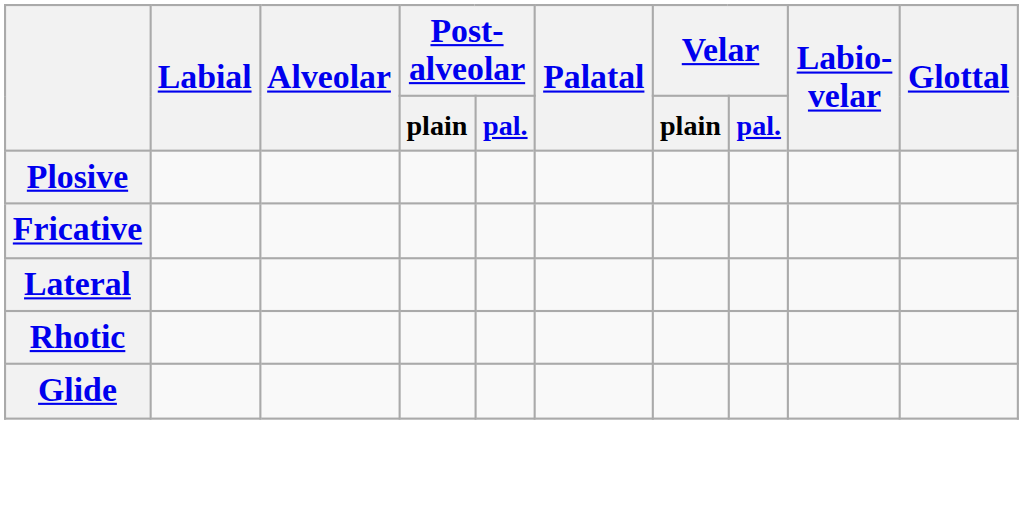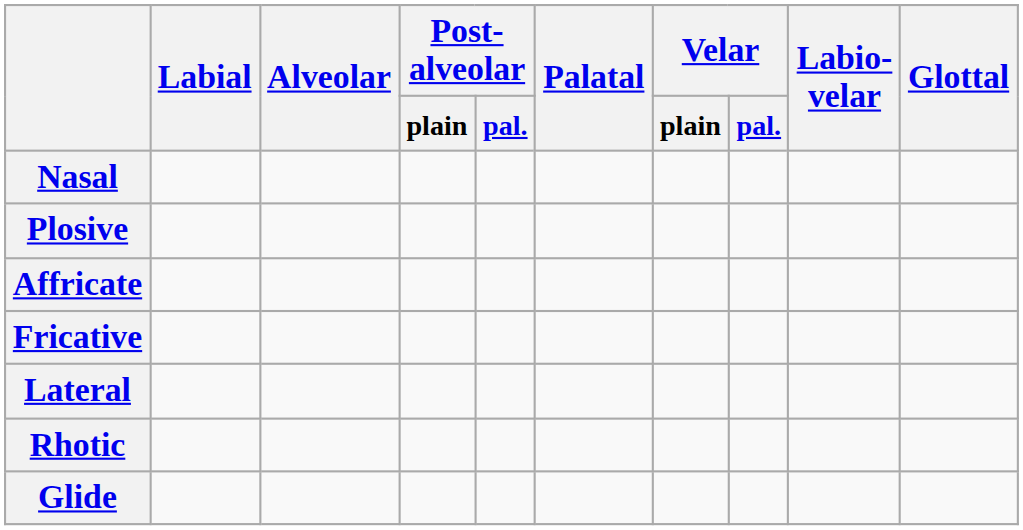+ row: (78, 176)
+ row: (78, 283)
